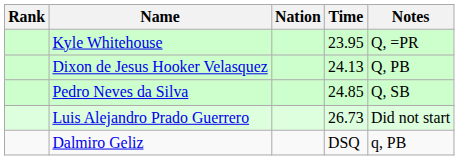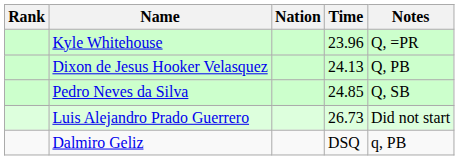(346, 42) 23.95 -> (346, 42) 23.96
